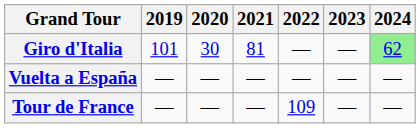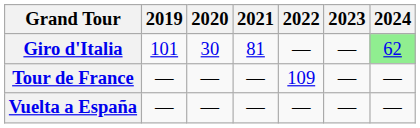rows swapped: (73, 107) <-> (73, 78)
